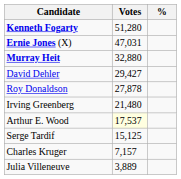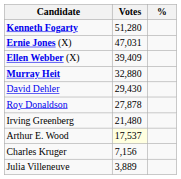+ row: (43, 58)
(128, 74) 29,427 -> (128, 89) 29,430
- row: (31, 136)
(126, 151) 7,157 -> (126, 151) 7,156
